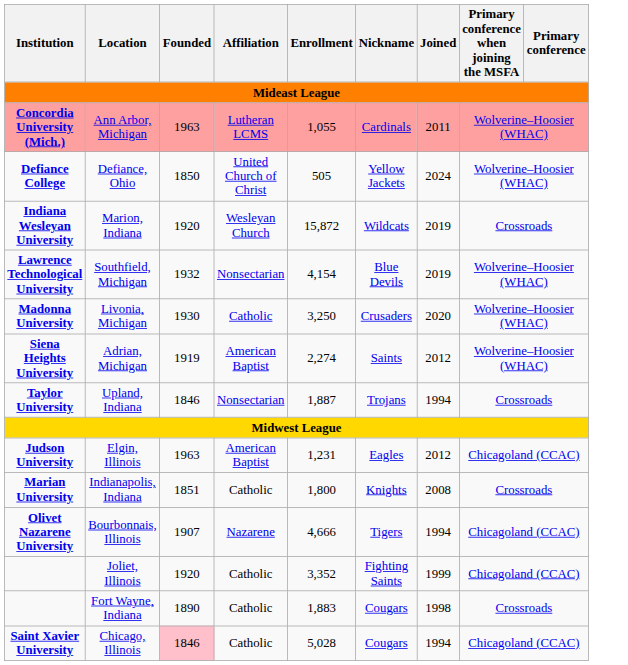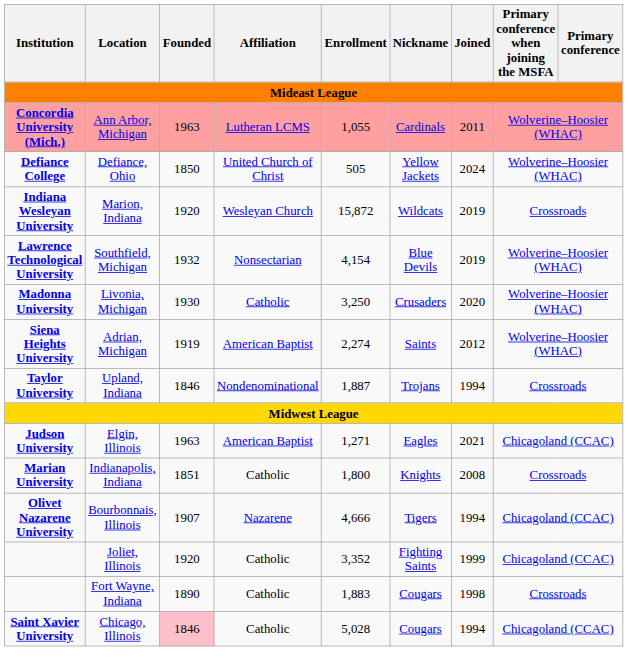(251, 400) Nonsectarian -> (268, 385) Nondenominational
(322, 455) 1,231 -> (356, 440) 1,271
(438, 455) 2012 -> (472, 440) 2021
